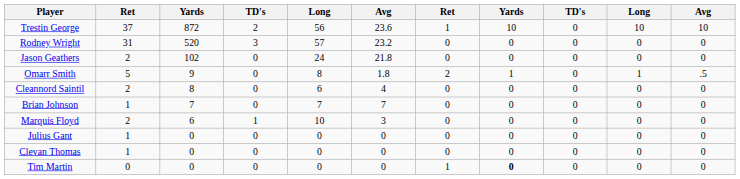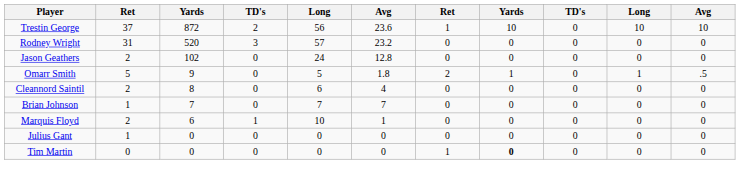(383, 58) 21.8 -> (383, 58) 12.8
(319, 74) 8 -> (319, 74) 5
(383, 120) 3 -> (383, 120) 1
- row: (50, 151)
